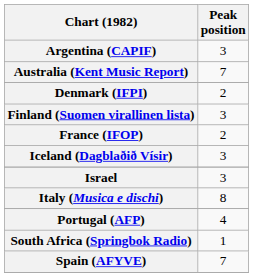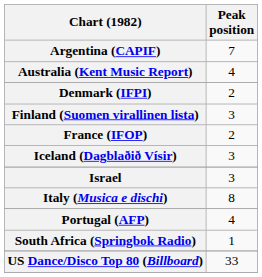(223, 51) 3 -> (232, 51) 7
(223, 72) 7 -> (232, 72) 4
- row: (101, 261)
+ row: (105, 261)
